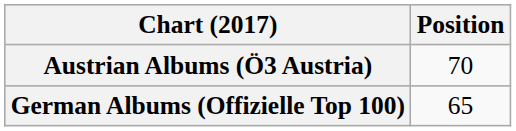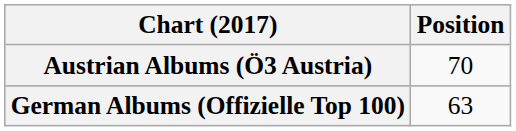(461, 105) 65 -> (461, 105) 63
